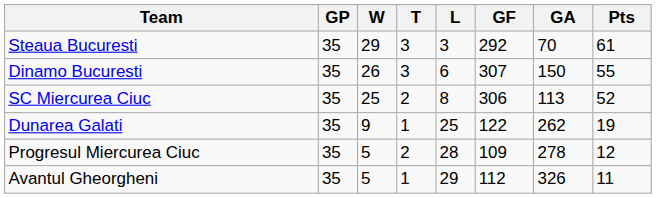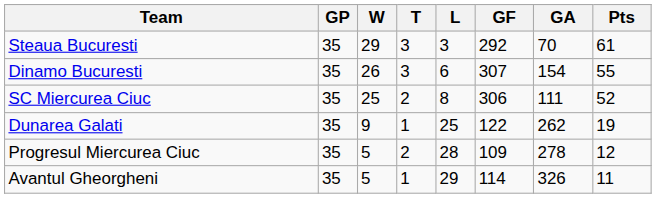(552, 71) 150 -> (552, 71) 154
(551, 98) 113 -> (550, 98) 111
(492, 179) 112 -> (492, 179) 114
